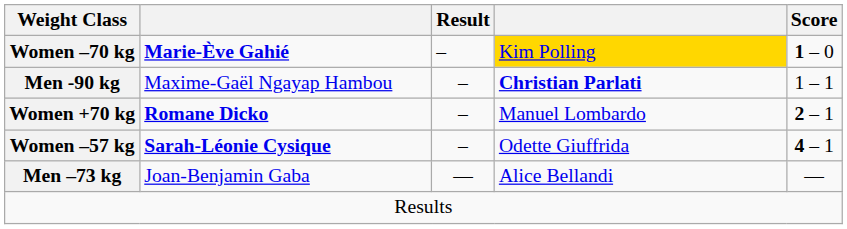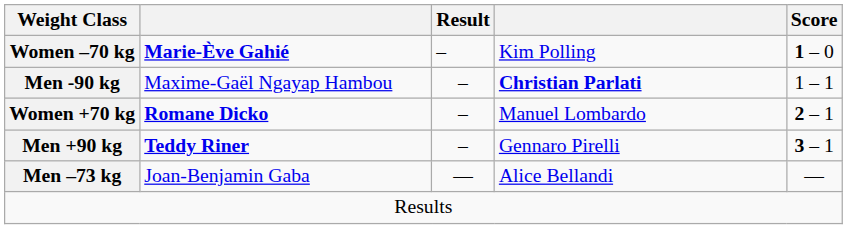(547, 51) gold background -> (547, 51) no background
+ row: (72, 144)
- row: (72, 144)
